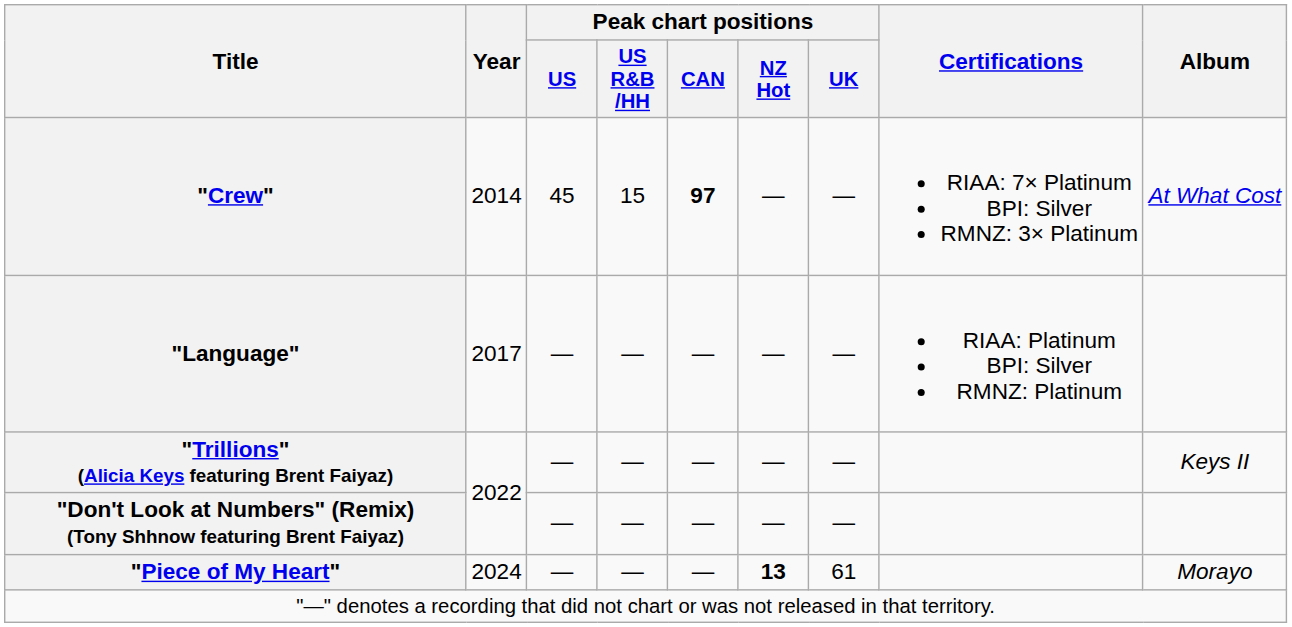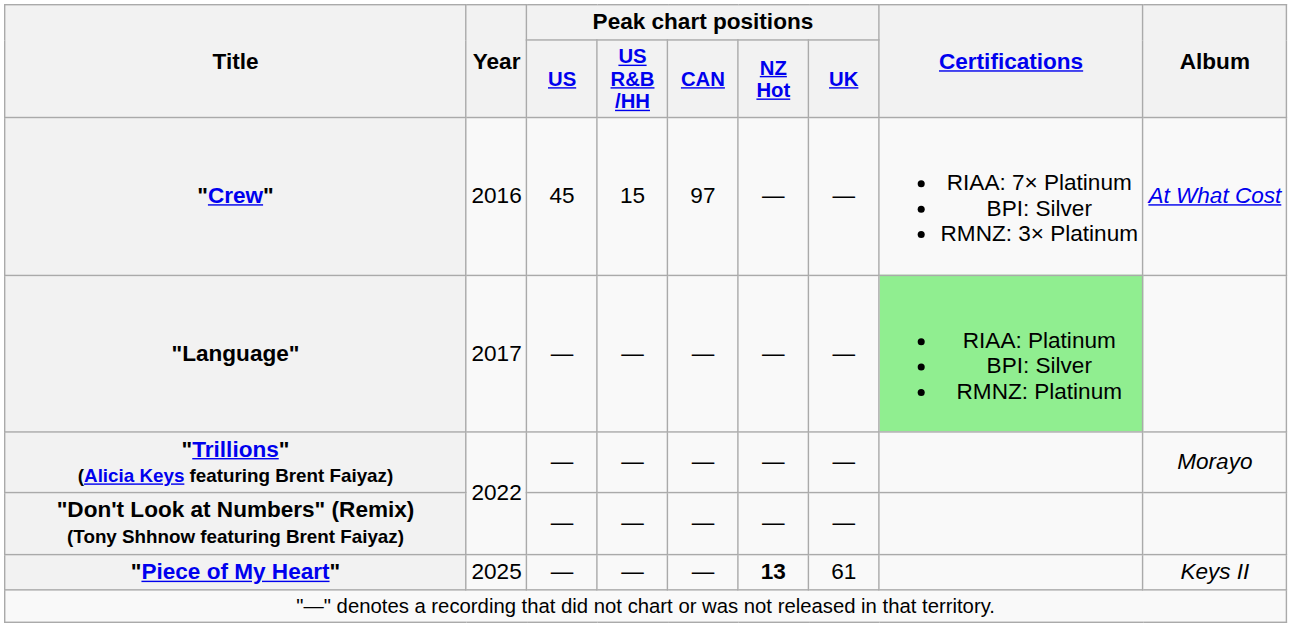(497, 195) 2014 -> (497, 195) 2016
(703, 195) bold -> (703, 195) normal
(1011, 366) no background -> (1011, 366) lightgreen background
(1215, 462) Keys II -> (1215, 462) Morayo
(497, 571) 2024 -> (497, 571) 2025
(1215, 571) Morayo -> (1215, 571) Keys II
